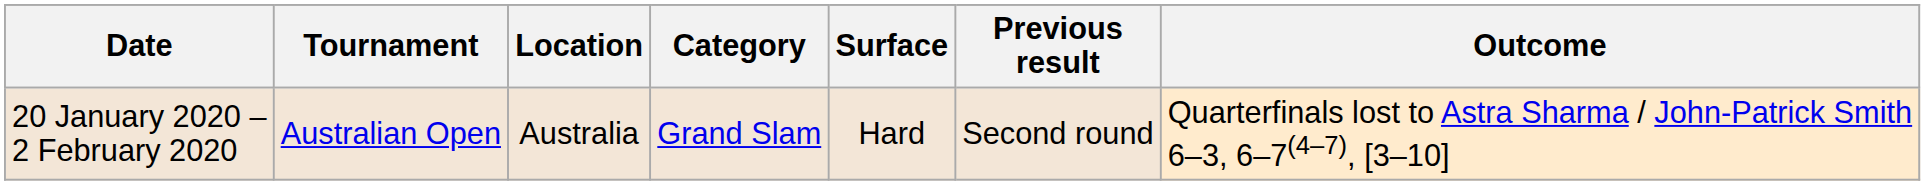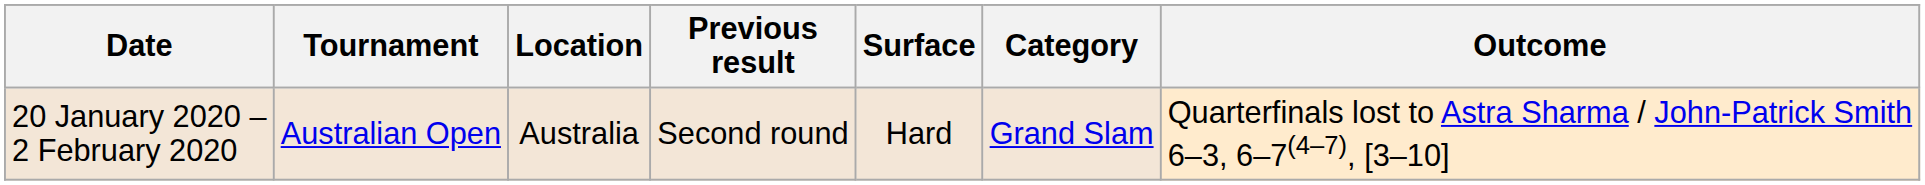columns swapped: (739, 46) <-> (1058, 46)
